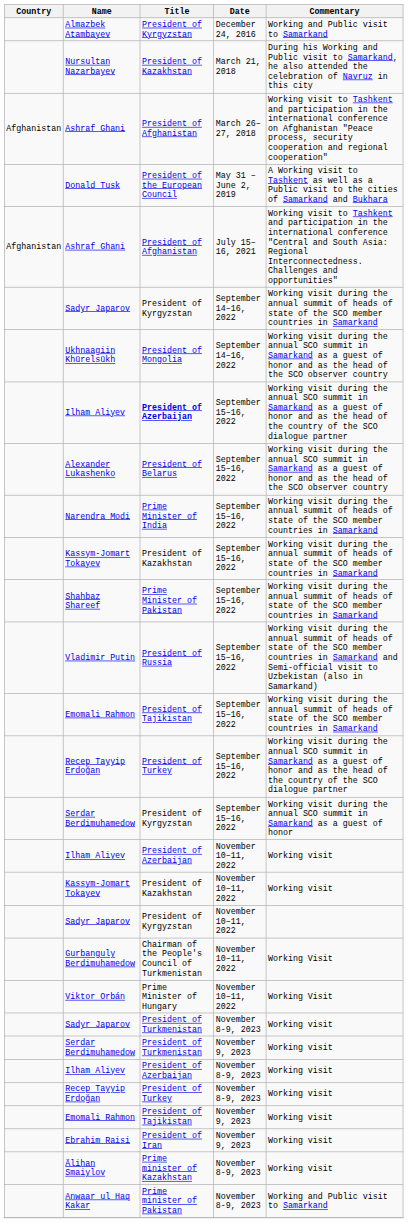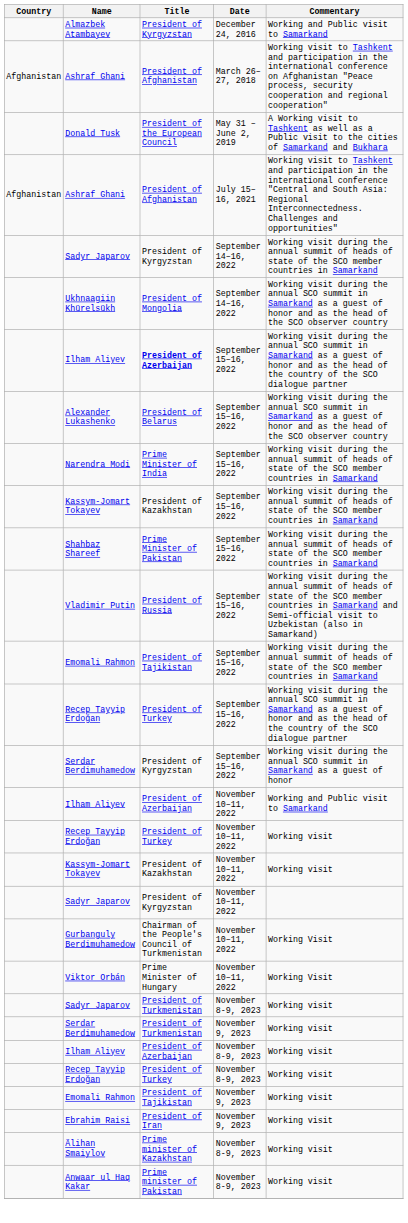- row: (90, 67)
(300, 856) Working visit -> (328, 804) Working and Public visit to Samarkand
+ row: (95, 837)
(328, 1201) Working and Public visit to Samarkand -> (300, 1182) Working visit
